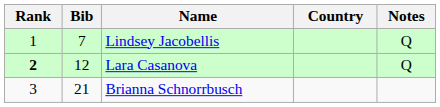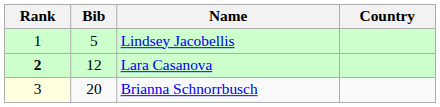- column: (406, 16)
(82, 41) 7 -> (94, 41) 5
(33, 89) no background -> (38, 89) lightyellow background
(82, 89) 21 -> (94, 89) 20
